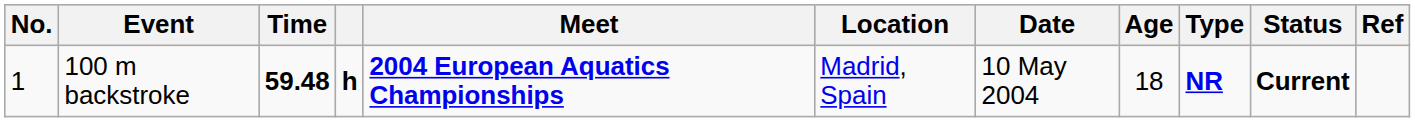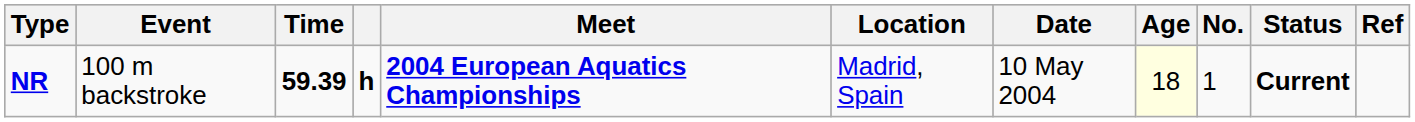columns swapped: (32, 25) <-> (1215, 25)
(297, 80) 59.48 -> (314, 80) 59.39
(1149, 80) no background -> (1166, 80) lightyellow background
